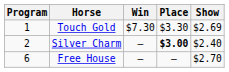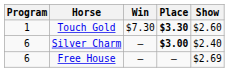(174, 28) normal -> (174, 28) bold
(207, 28) $2.69 -> (207, 28) $2.60
(27, 44) 2 -> (27, 44) 6
(207, 59) $2.70 -> (207, 59) $2.69
